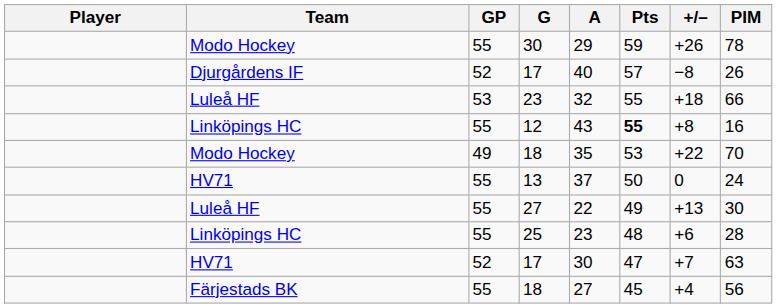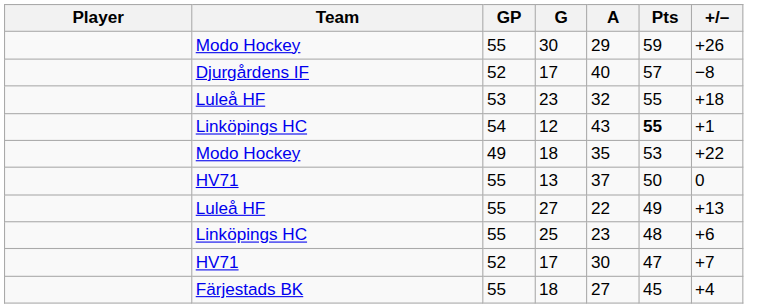- column: (746, 18)
(482, 126) 55 -> (497, 126) 54
(684, 126) +8 -> (705, 126) +1
